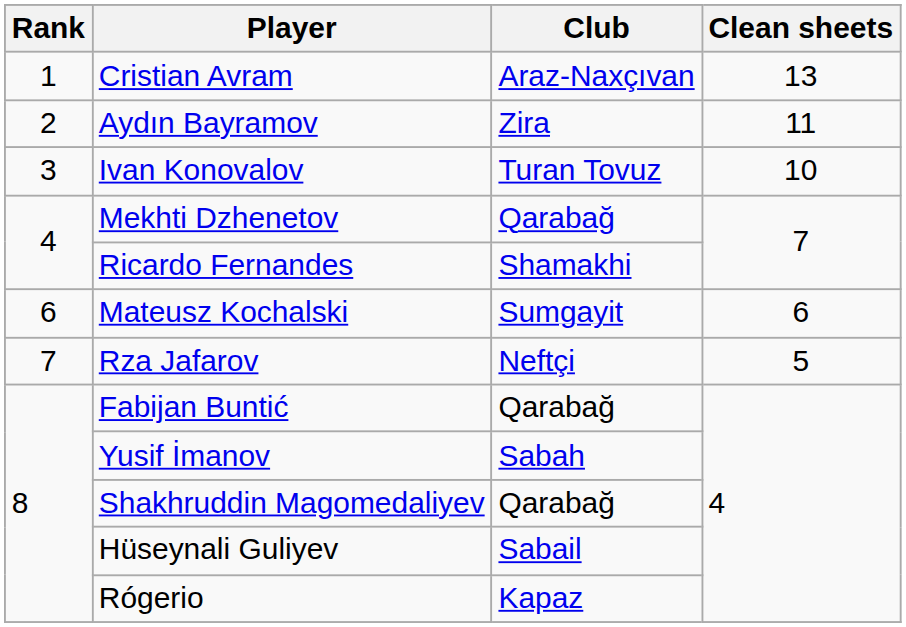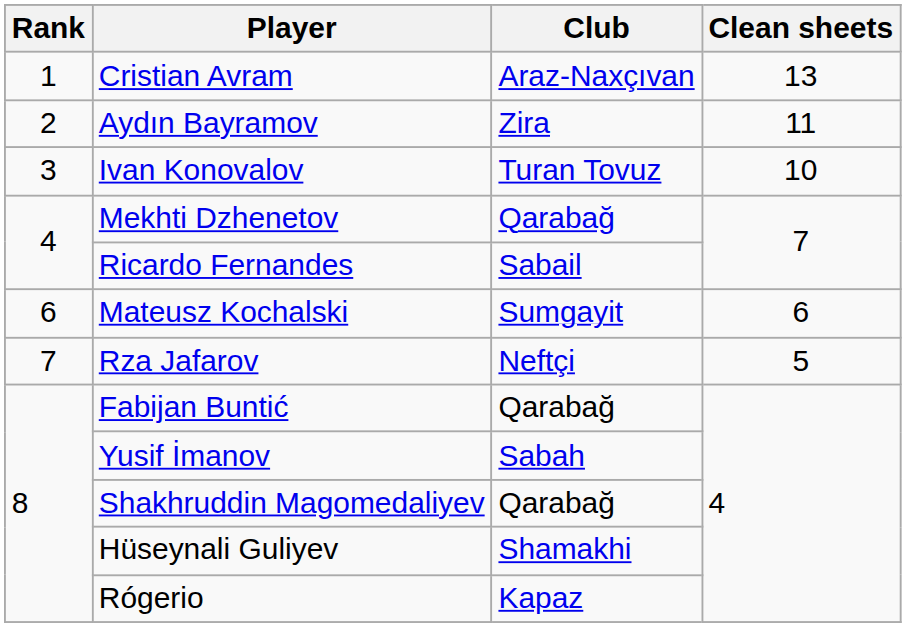(565, 265) Shamakhi -> (540, 265) Sabail
(540, 550) Sabail -> (565, 550) Shamakhi
